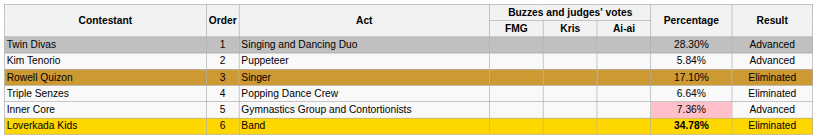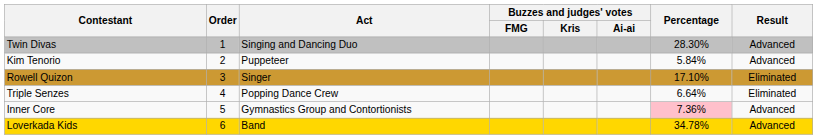(691, 126) bold -> (691, 126) normal
(772, 126) Eliminated -> (772, 126) Advanced
